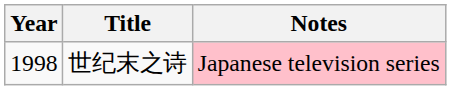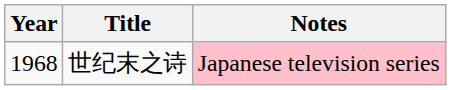(34, 63) 1998 -> (34, 63) 1968
